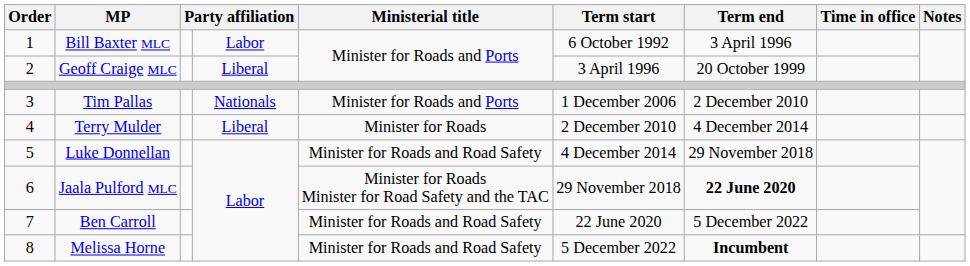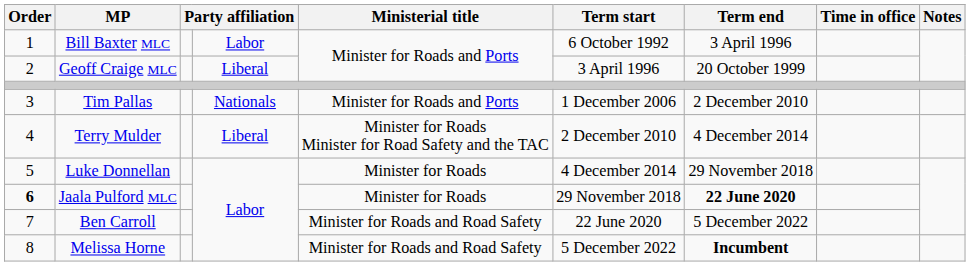(425, 127) Minister for Roads -> (425, 136) Minister for Roads Minister for Road Safety and the TAC
(425, 152) Minister for Roads and Road Safety -> (425, 171) Minister for Roads
(30, 187) normal -> (30, 196) bold
(425, 187) Minister for Roads Minister for Road Safety and the TAC -> (425, 196) Minister for Roads
